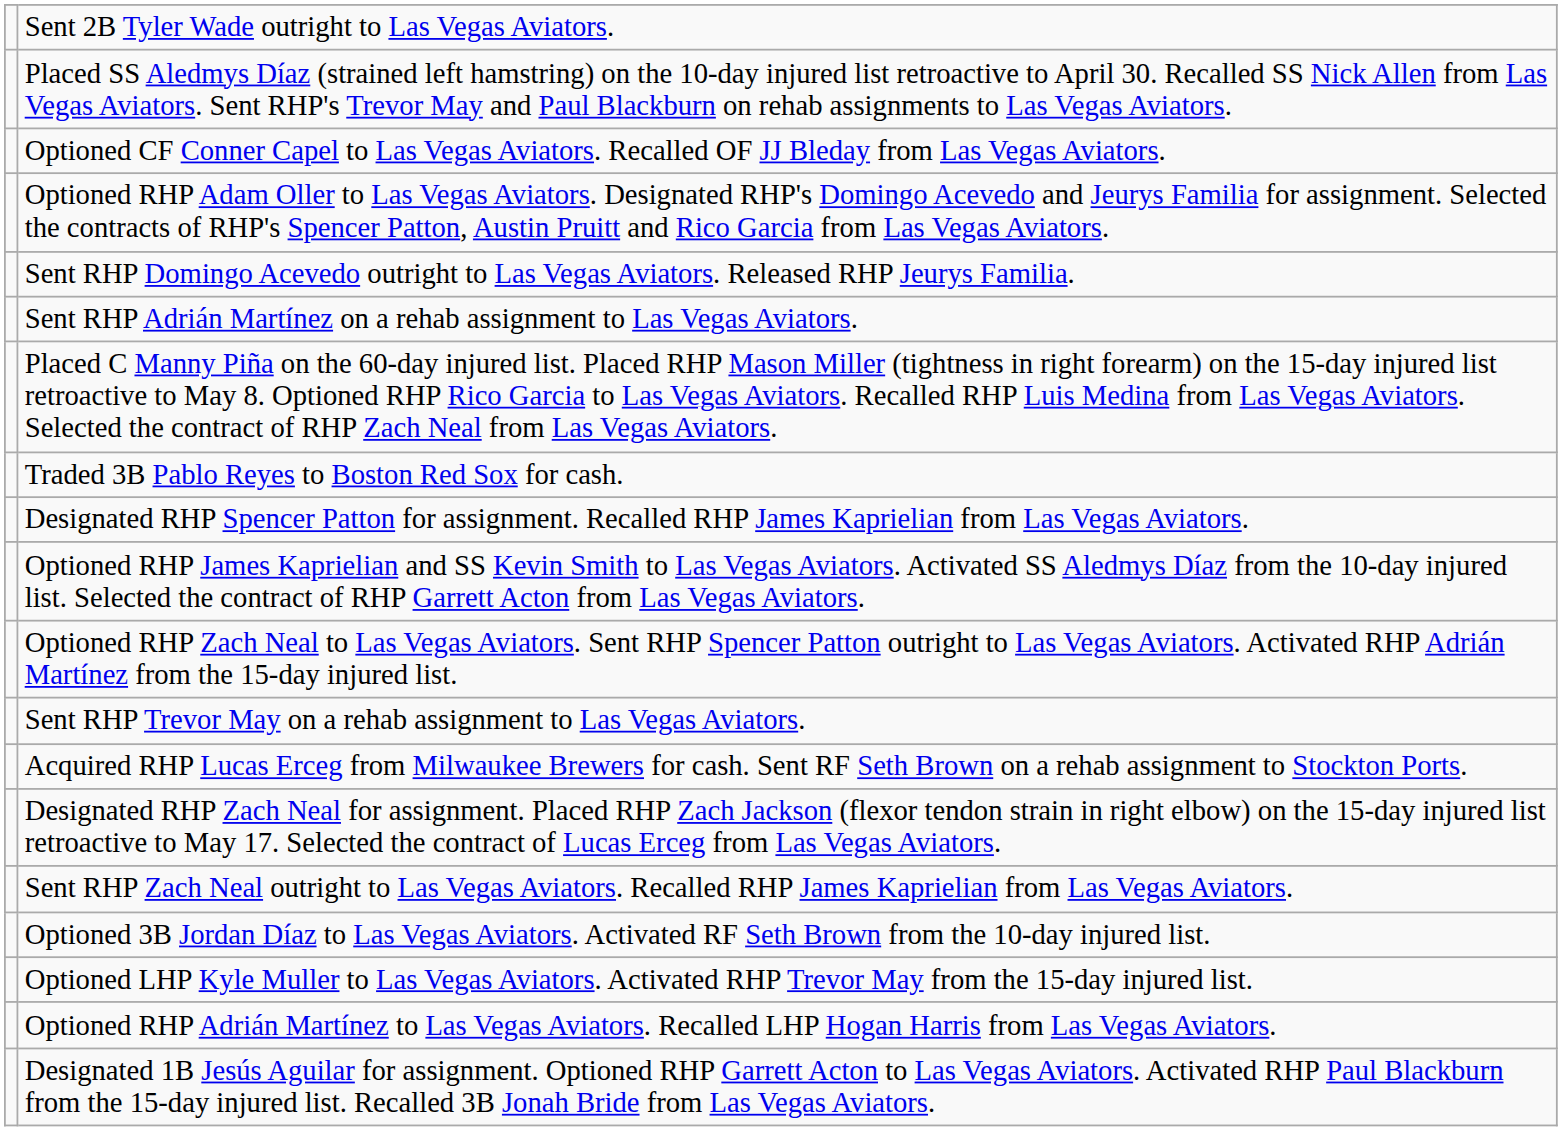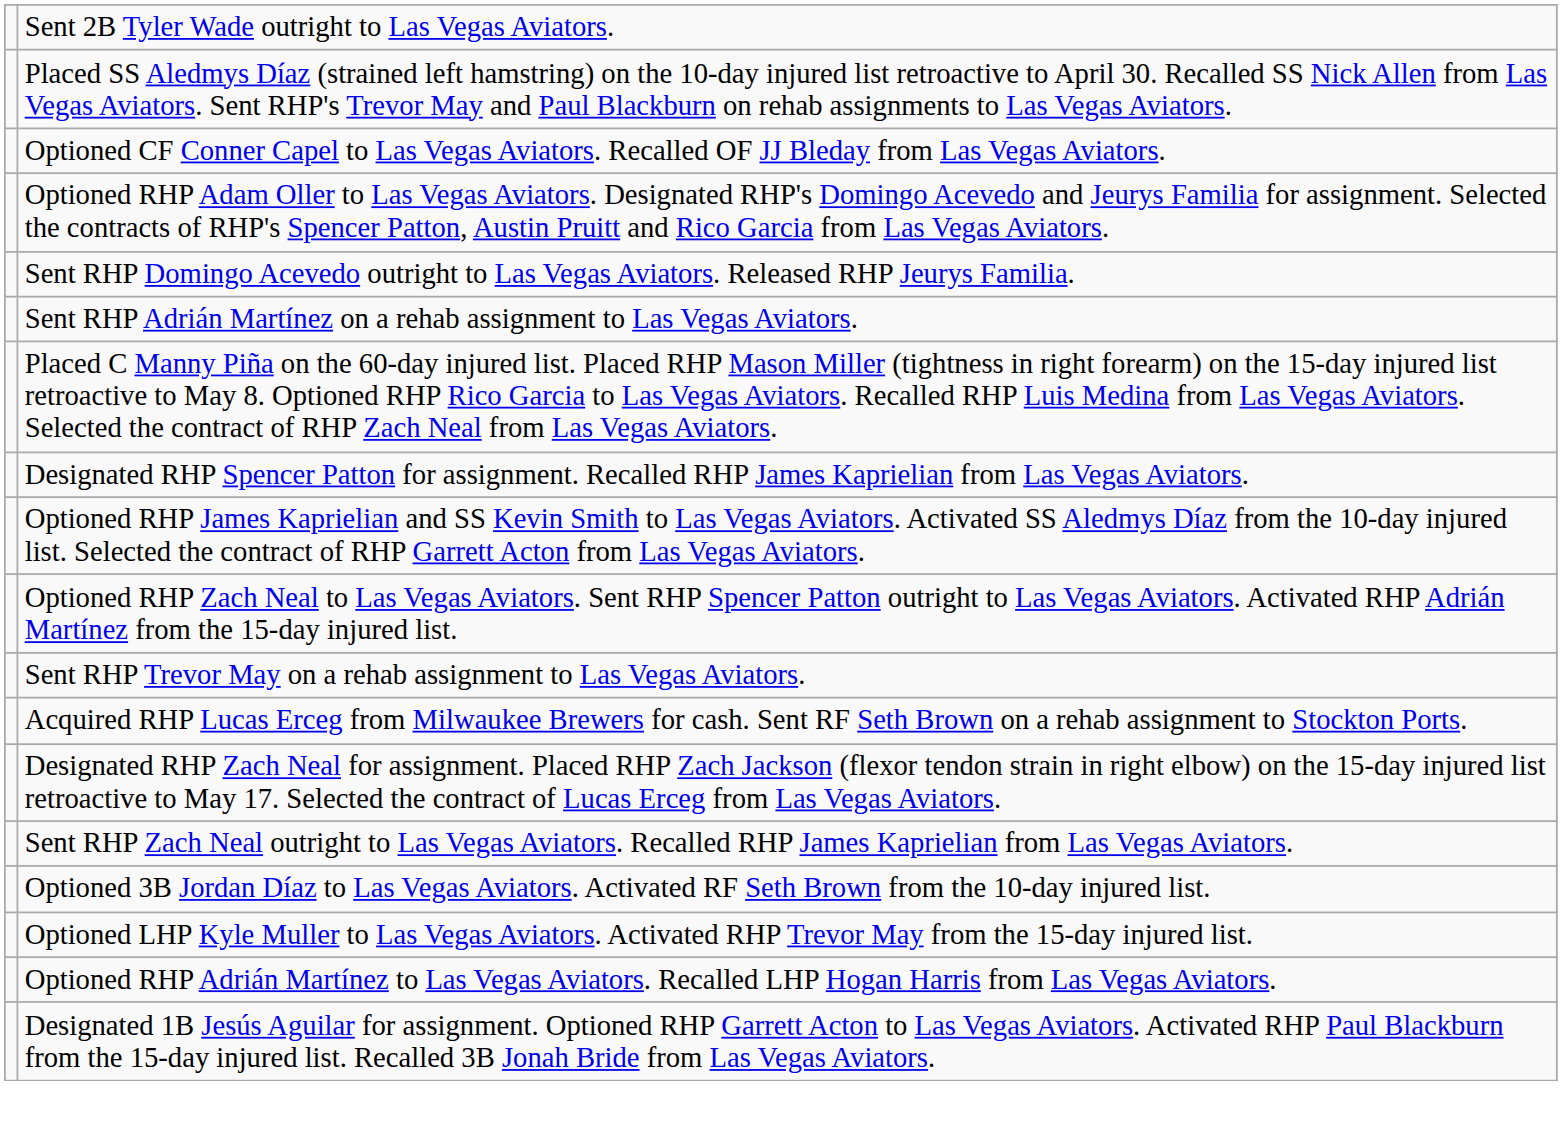- row: (324, 474)
